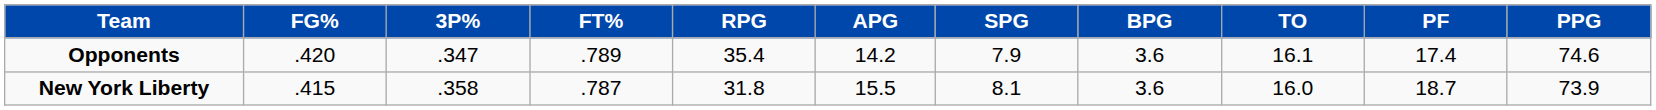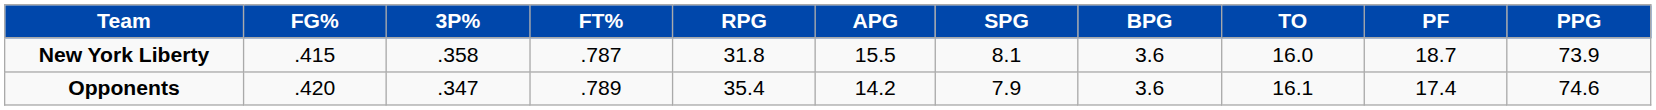rows swapped: (124, 88) <-> (124, 54)
